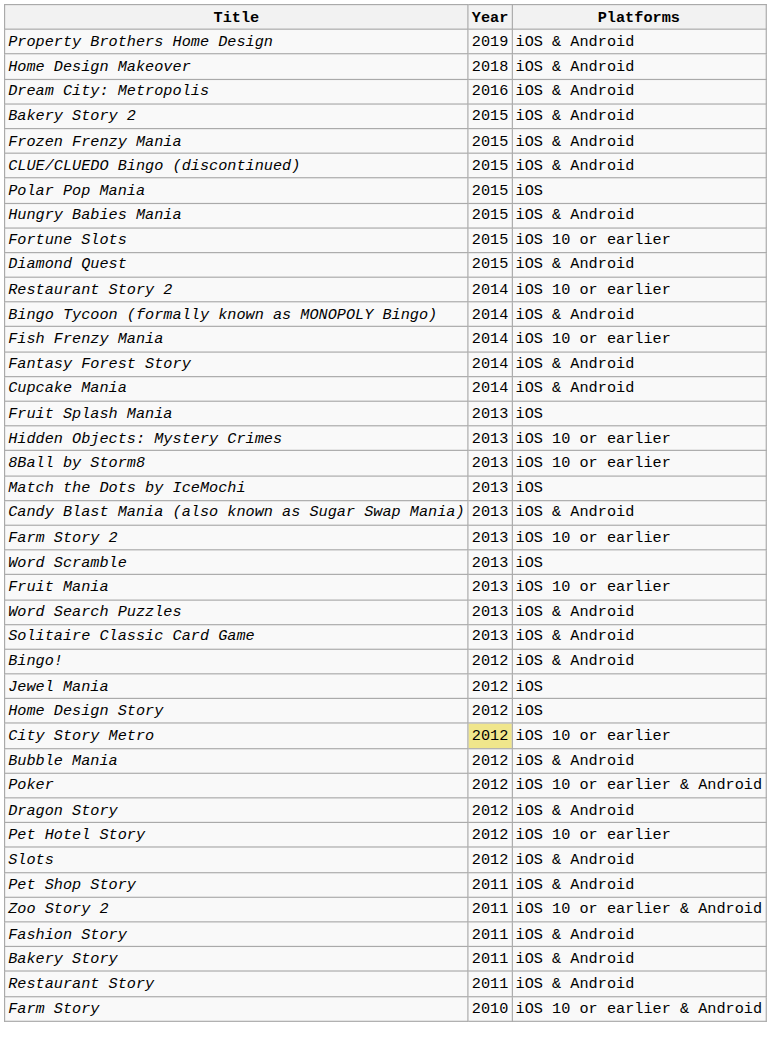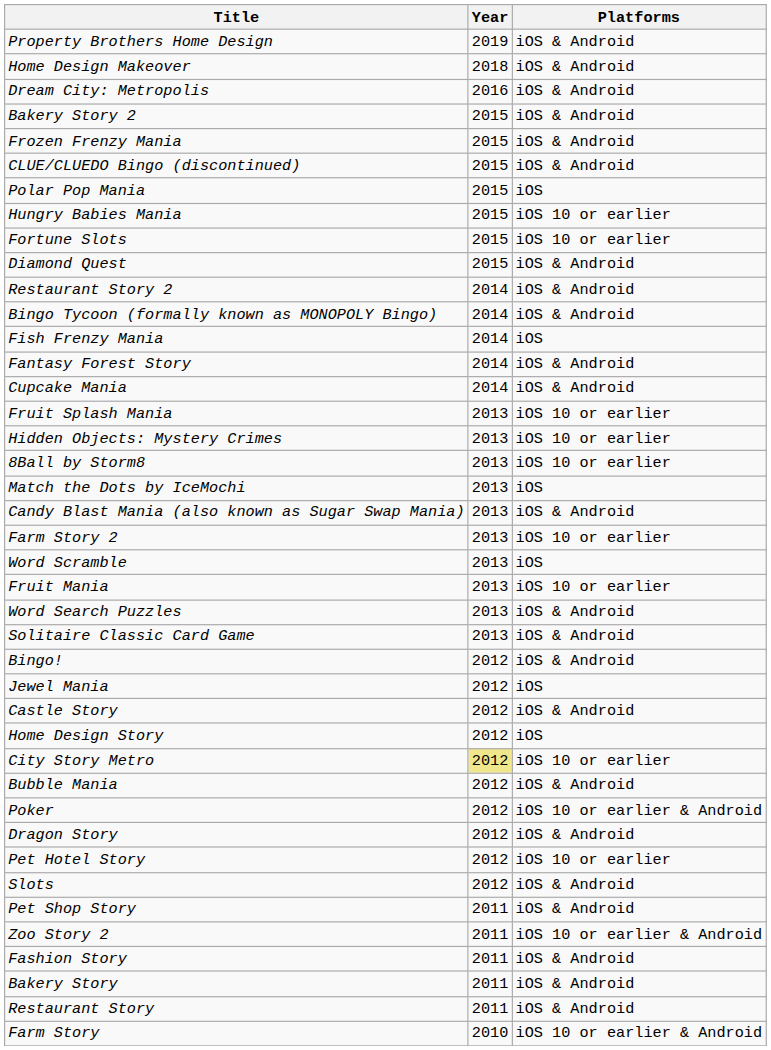(575, 215) iOS & Android -> (593, 215) iOS 10 or earlier
(593, 290) iOS 10 or earlier -> (575, 290) iOS & Android
(593, 339) iOS 10 or earlier -> (529, 339) iOS
(529, 414) iOS -> (593, 414) iOS 10 or earlier
+ row: (63, 711)
